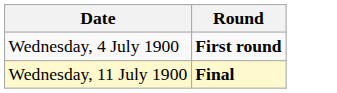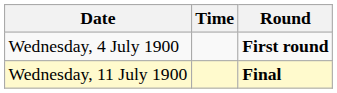+ column: (215, 18)
